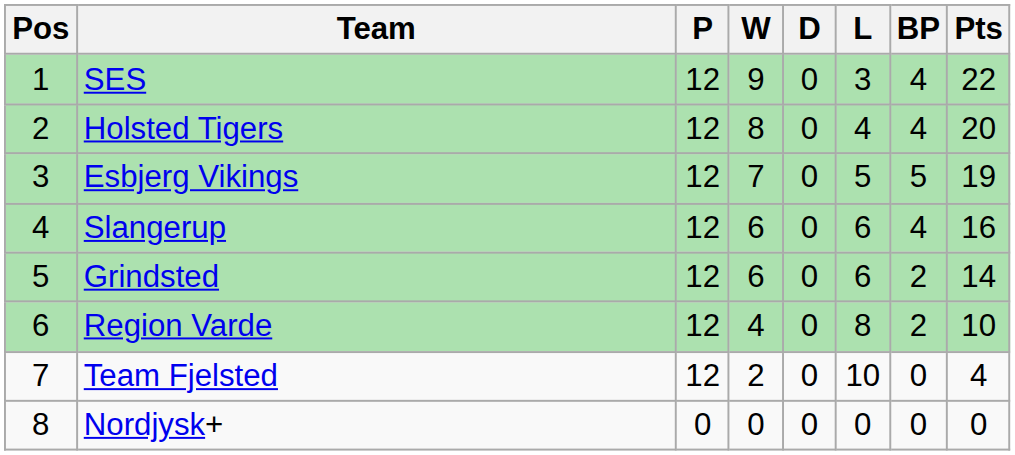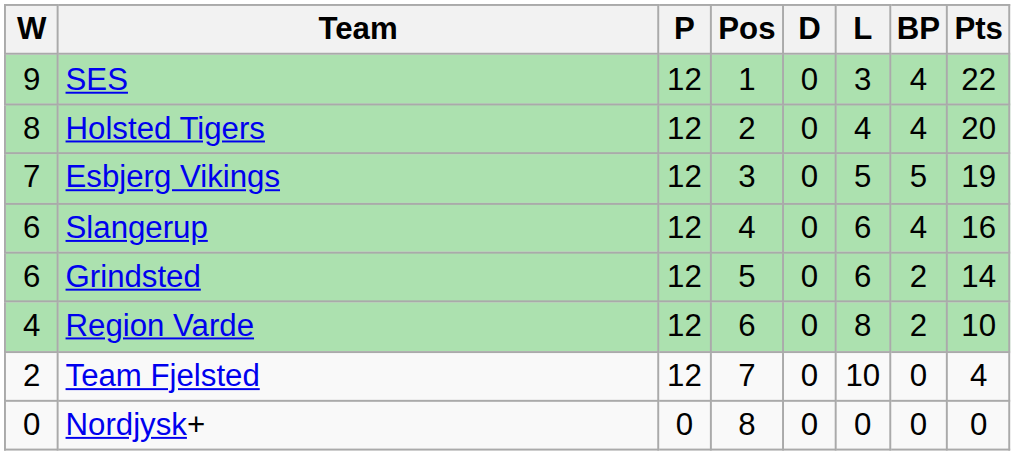columns swapped: (41, 29) <-> (756, 29)
